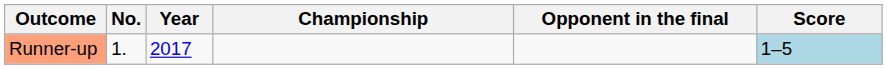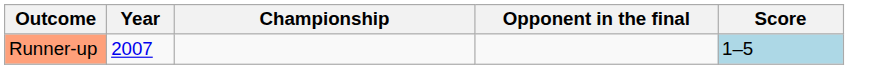- column: (126, 19)
(171, 49) 2017 -> (132, 49) 2007
